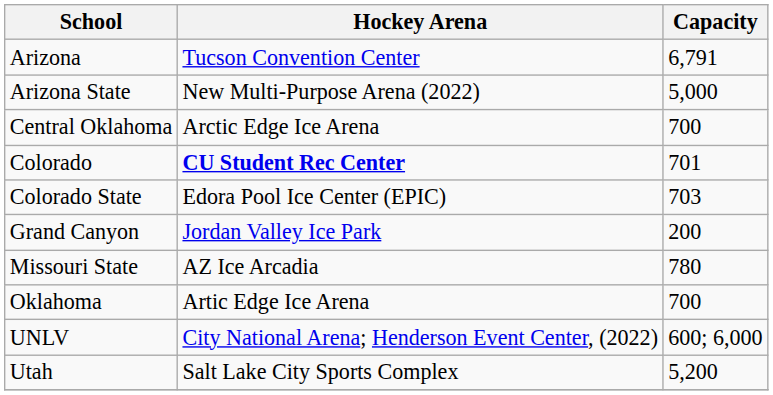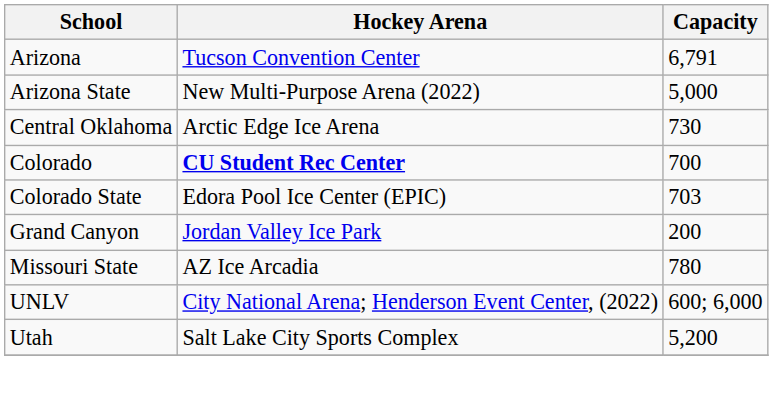(685, 127) 700 -> (685, 127) 730
(685, 162) 701 -> (685, 162) 700
- row: (56, 302)
